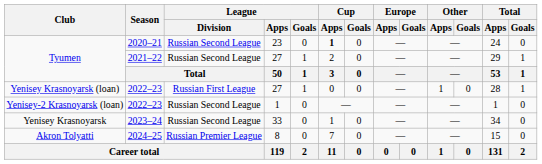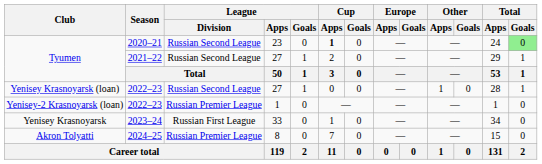(523, 43) no background -> (523, 43) lightgreen background
(214, 89) Russian First League -> (214, 89) Russian Second League
(214, 105) Russian Second League -> (214, 105) Russian Premier League
(214, 120) Russian Second League -> (214, 120) Russian First League
